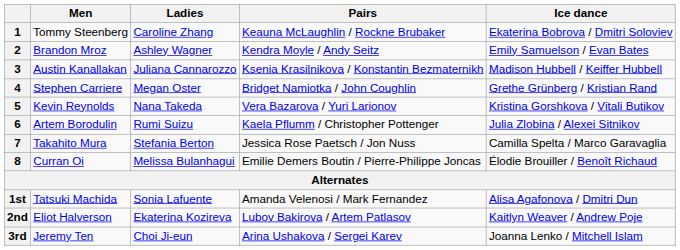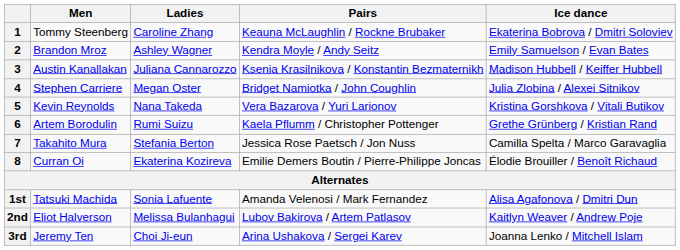(573, 87) Grethe Grünberg / Kristian Rand -> (564, 87) Julia Zlobina / Alexei Sitnikov
(564, 124) Julia Zlobina / Alexei Sitnikov -> (573, 124) Grethe Grünberg / Kristian Rand
(184, 161) Melissa Bulanhagui -> (182, 161) Ekaterina Kozireva
(182, 217) Ekaterina Kozireva -> (184, 217) Melissa Bulanhagui
